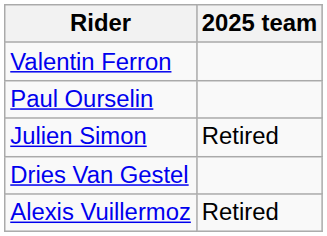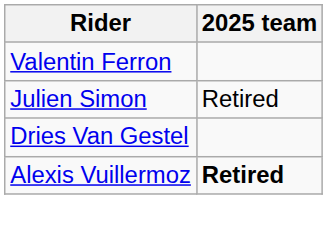- row: (82, 99)
(240, 212) normal -> (243, 174) bold
